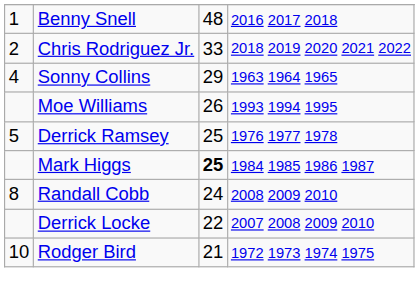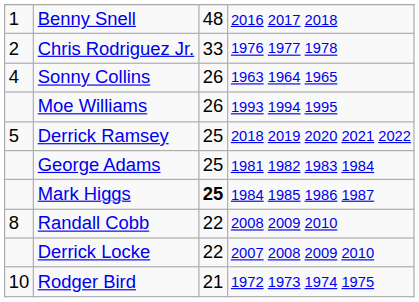(321, 48) 2018 2019 2020 2021 2022 -> (284, 48) 1976 1977 1978
(213, 77) 29 -> (213, 77) 26
(284, 136) 1976 1977 1978 -> (321, 136) 2018 2019 2020 2021 2022
+ row: (99, 164)
(213, 194) 24 -> (213, 223) 22
